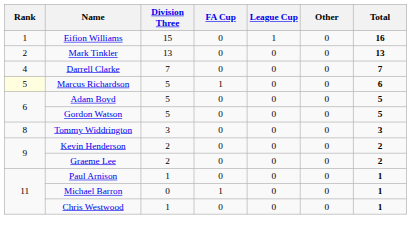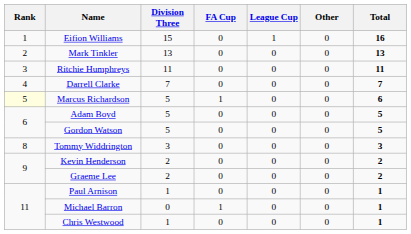+ row: (93, 69)
